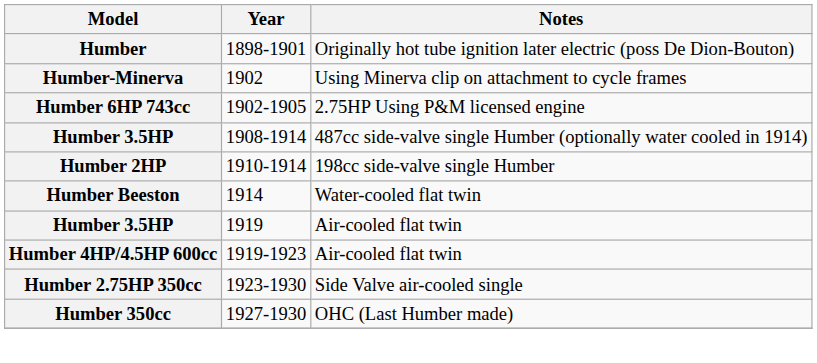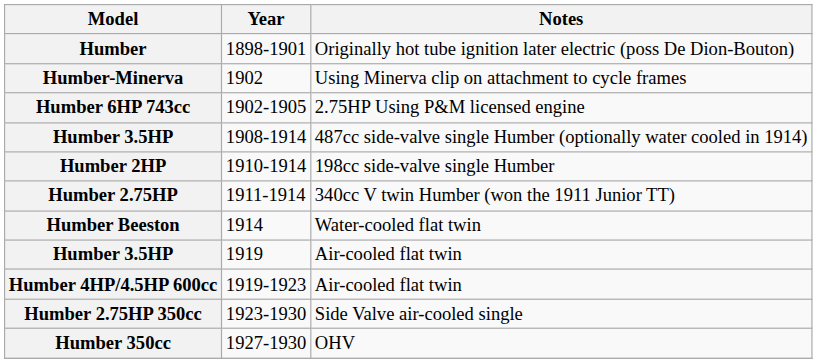+ row: (266, 195)
+ row: (266, 343)
- row: (266, 313)
